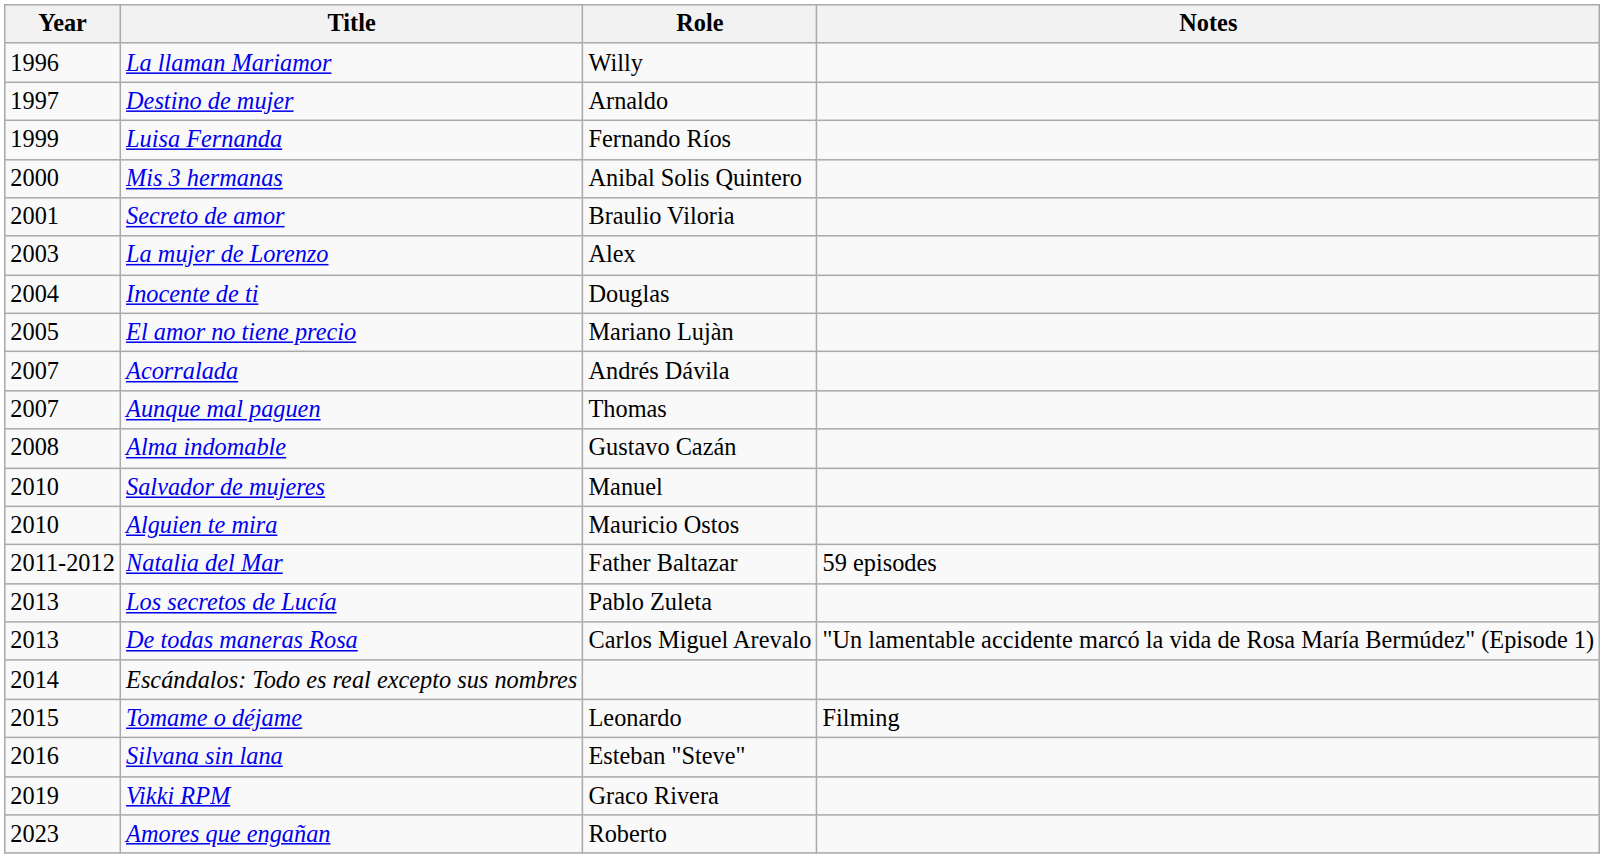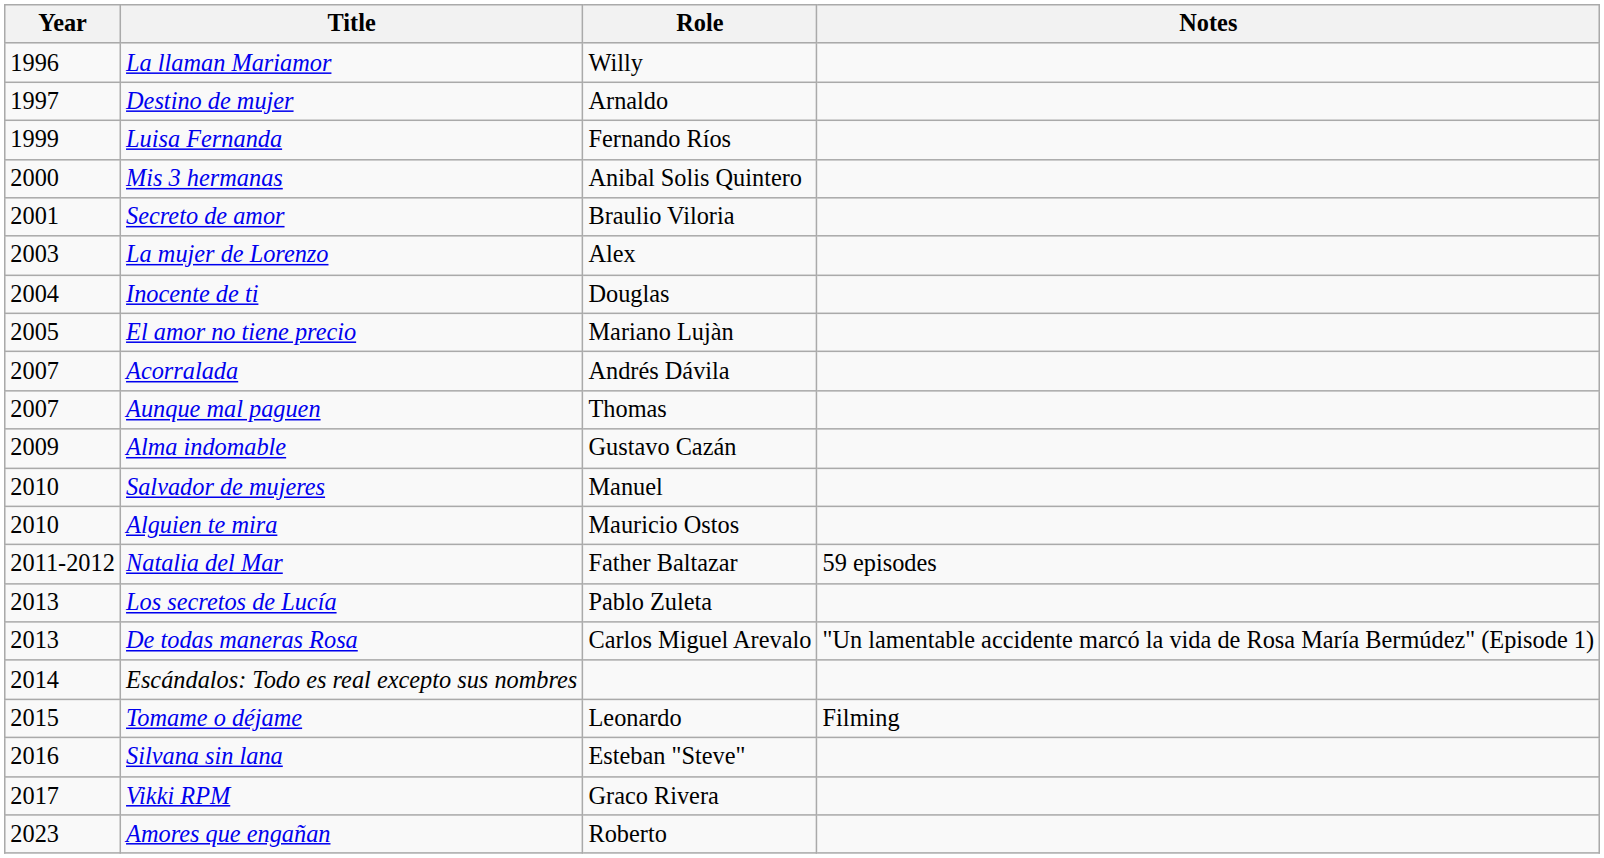(35, 448) 2008 -> (35, 448) 2009
(35, 795) 2019 -> (35, 795) 2017
